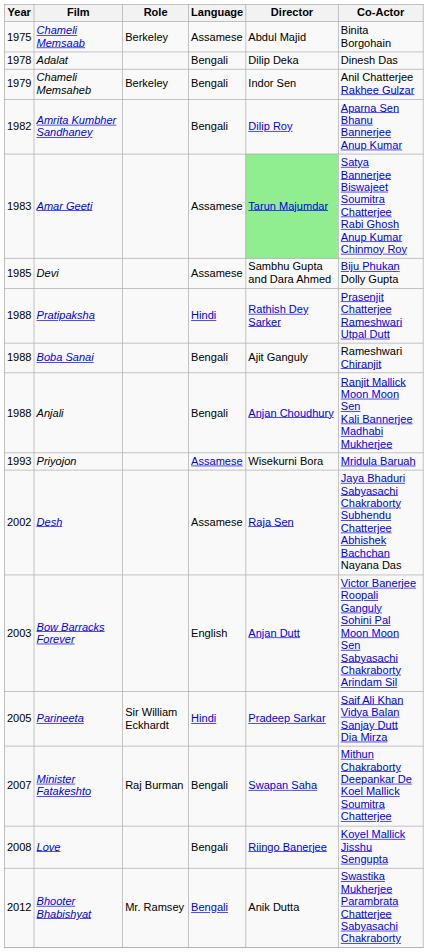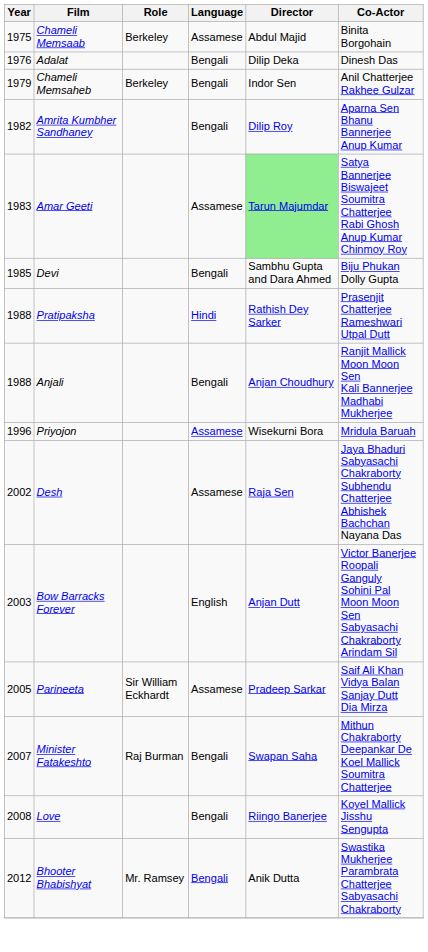(19, 60) 1978 -> (19, 60) 1976
(217, 273) Assamese -> (210, 273) Bengali
- row: (65, 358)
(19, 461) 1993 -> (19, 431) 1996
(204, 719) Hindi -> (217, 689) Assamese
